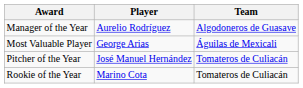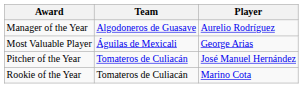columns swapped: (144, 12) <-> (246, 12)
